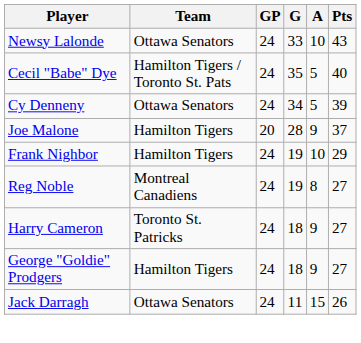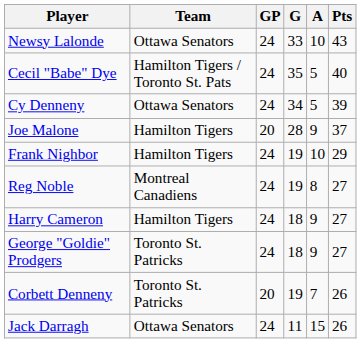(168, 228) Toronto St. Patricks -> (183, 219) Hamilton Tigers
(183, 269) Hamilton Tigers -> (168, 252) Toronto St. Patricks
+ row: (60, 293)
